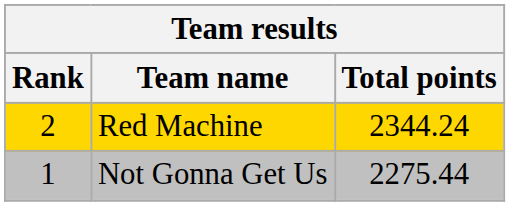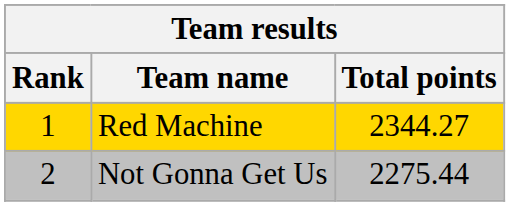(48, 126) 2 -> (48, 126) 1
(419, 126) 2344.24 -> (419, 126) 2344.27
(48, 175) 1 -> (48, 175) 2
